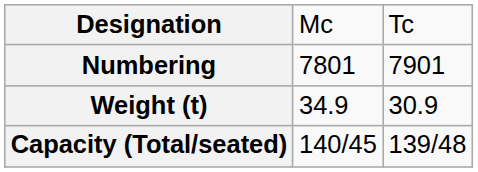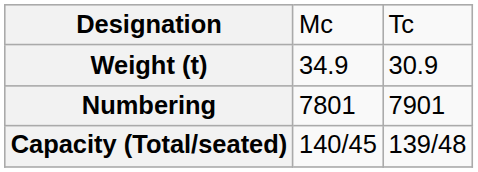rows swapped: (149, 65) <-> (149, 105)
